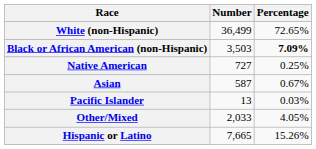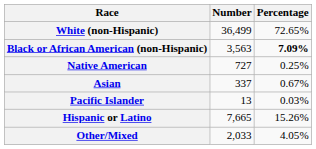(239, 48) 3,503 -> (239, 48) 3,563
(243, 83) 587 -> (243, 83) 337
rows swapped: (107, 118) <-> (107, 135)
